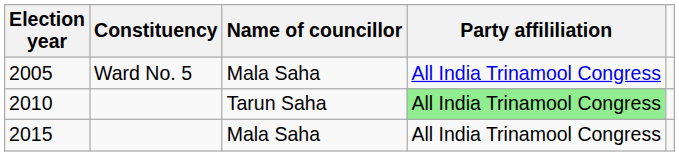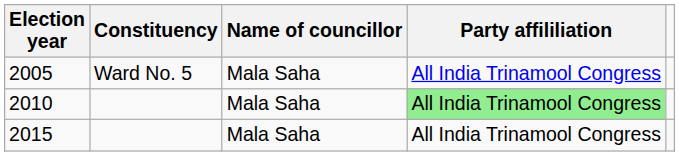(277, 103) Tarun Saha -> (273, 103) Mala Saha
